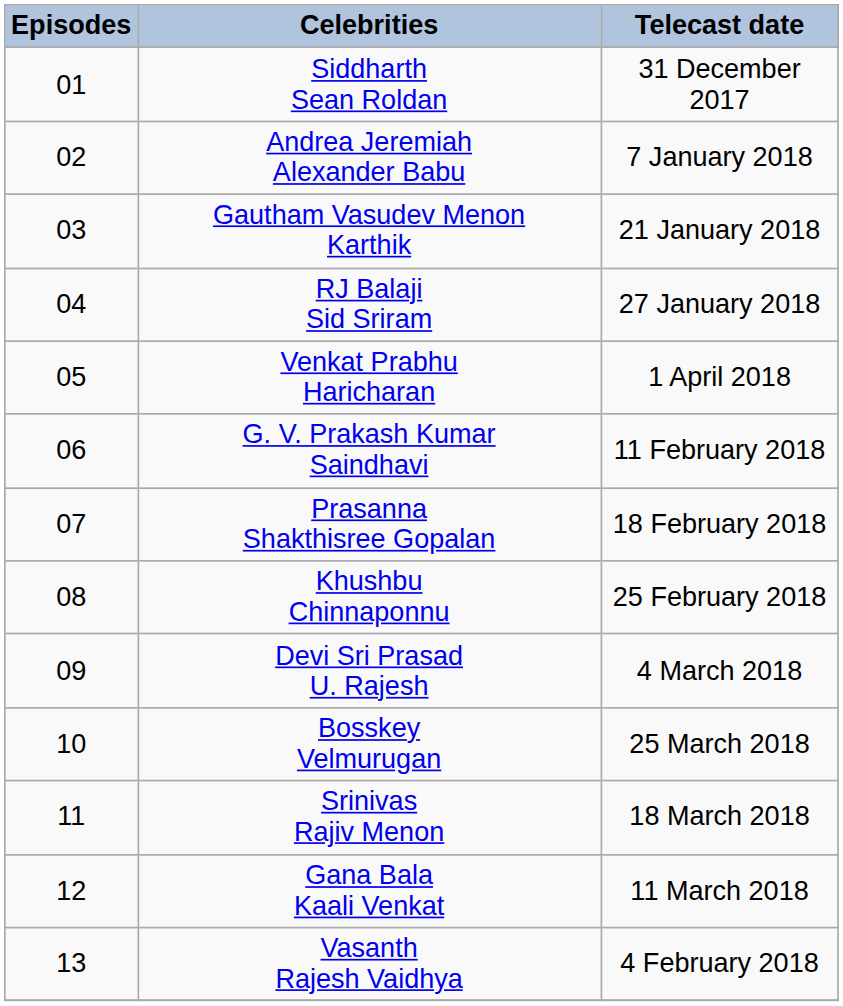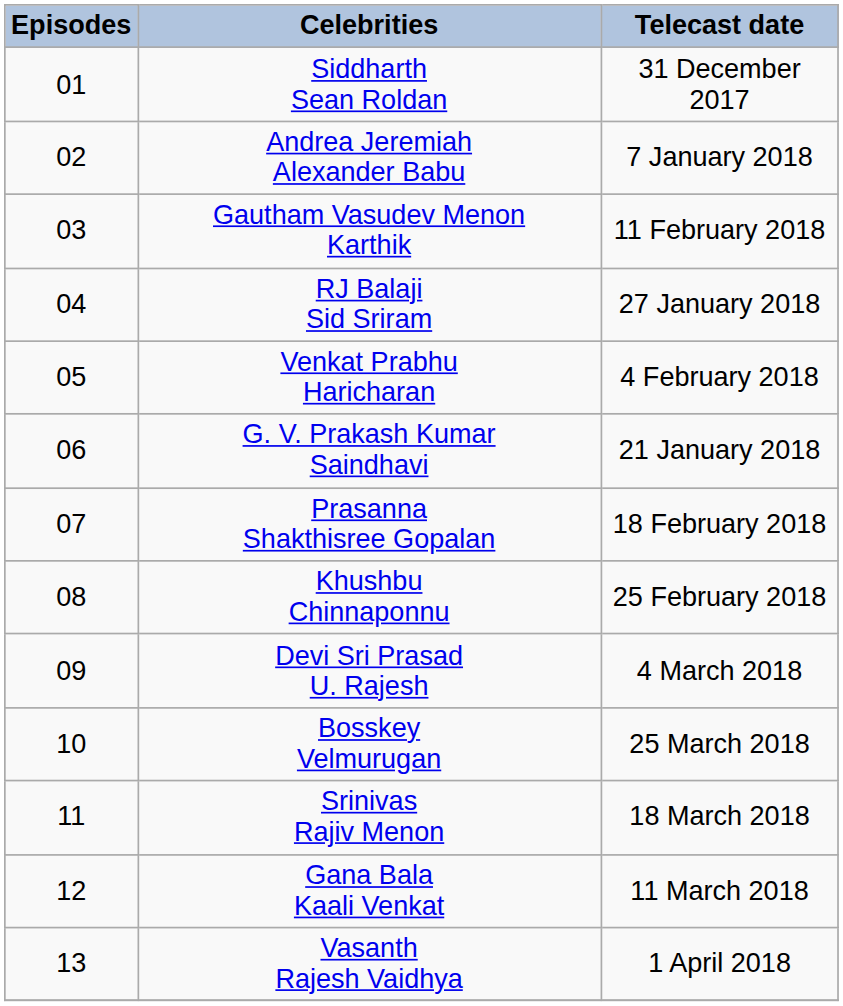(720, 230) 21 January 2018 -> (720, 230) 11 February 2018
(720, 377) 1 April 2018 -> (720, 377) 4 February 2018
(720, 450) 11 February 2018 -> (720, 450) 21 January 2018
(720, 963) 4 February 2018 -> (720, 963) 1 April 2018
